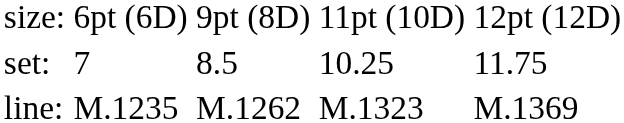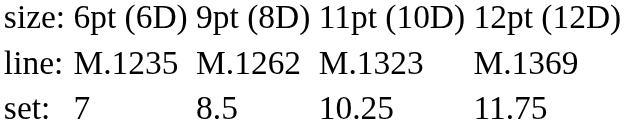rows swapped: (27, 62) <-> (34, 108)
